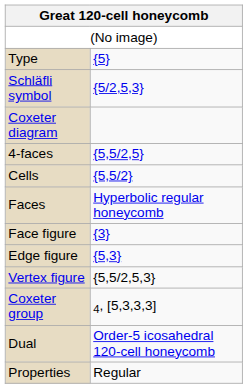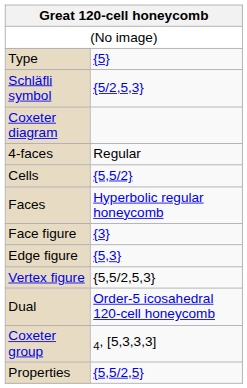(119, 154) {5,5/2,5} -> (117, 154) Regular
rows swapped: (22, 343) <-> (32, 306)
(117, 372) Regular -> (119, 372) {5,5/2,5}
